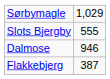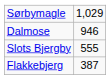rows swapped: (28, 48) <-> (39, 31)
